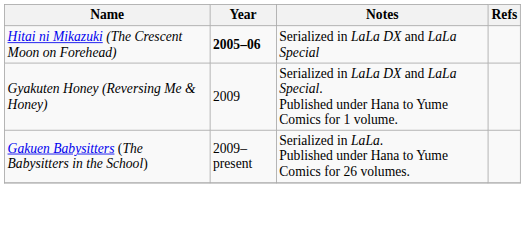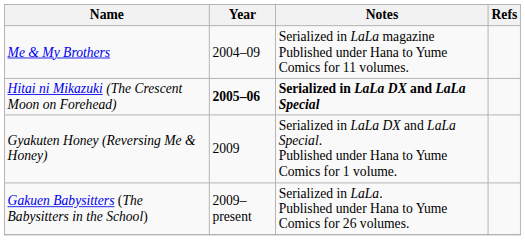+ row: (59, 52)
(368, 44) normal -> (372, 96) bold
